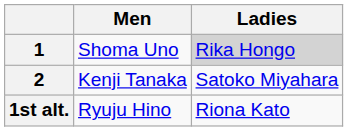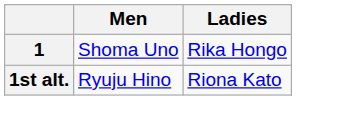(245, 49) lightgrey background -> (237, 49) no background
- row: (39, 79)
